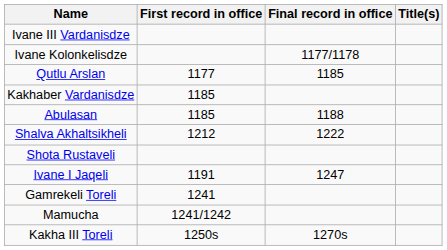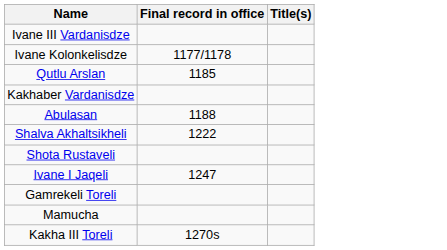- column: (201, 14)
